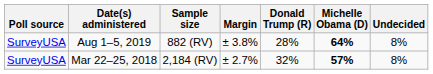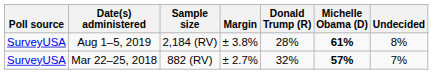(190, 42) 882 (RV) -> (190, 42) 2,184 (RV)
(342, 42) 64% -> (342, 42) 61%
(190, 60) 2,184 (RV) -> (190, 60) 882 (RV)
(399, 60) 8% -> (399, 60) 7%
